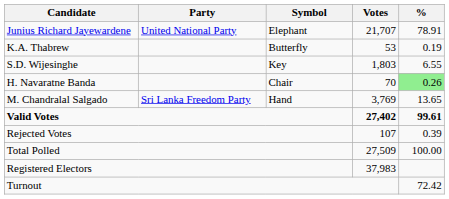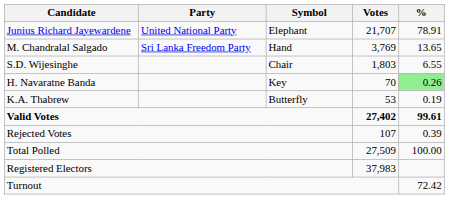rows swapped: (57, 99) <-> (38, 47)
(278, 64) Key -> (281, 64) Chair
(281, 82) Chair -> (278, 82) Key
